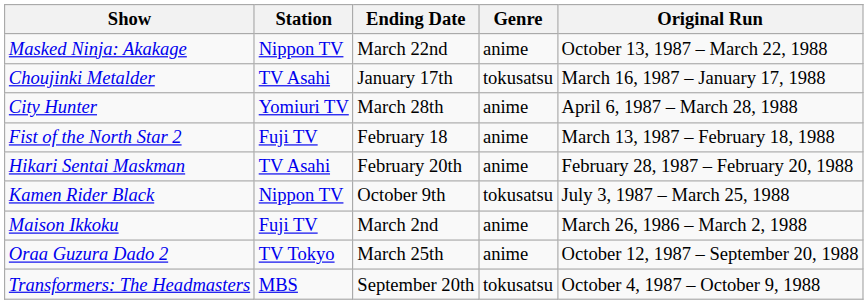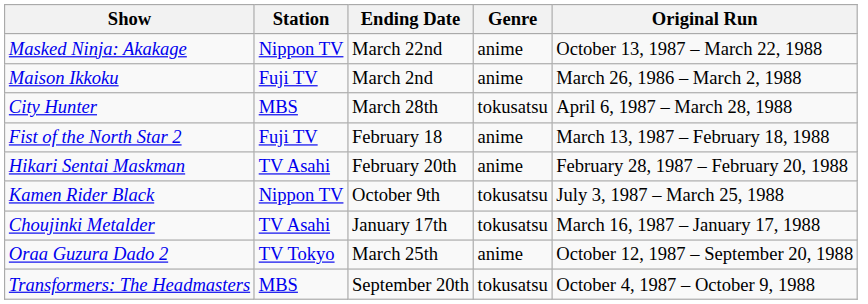rows swapped: (82, 78) <-> (64, 225)
(304, 107) Yomiuri TV -> (278, 107) MBS
(506, 107) anime -> (513, 107) tokusatsu
